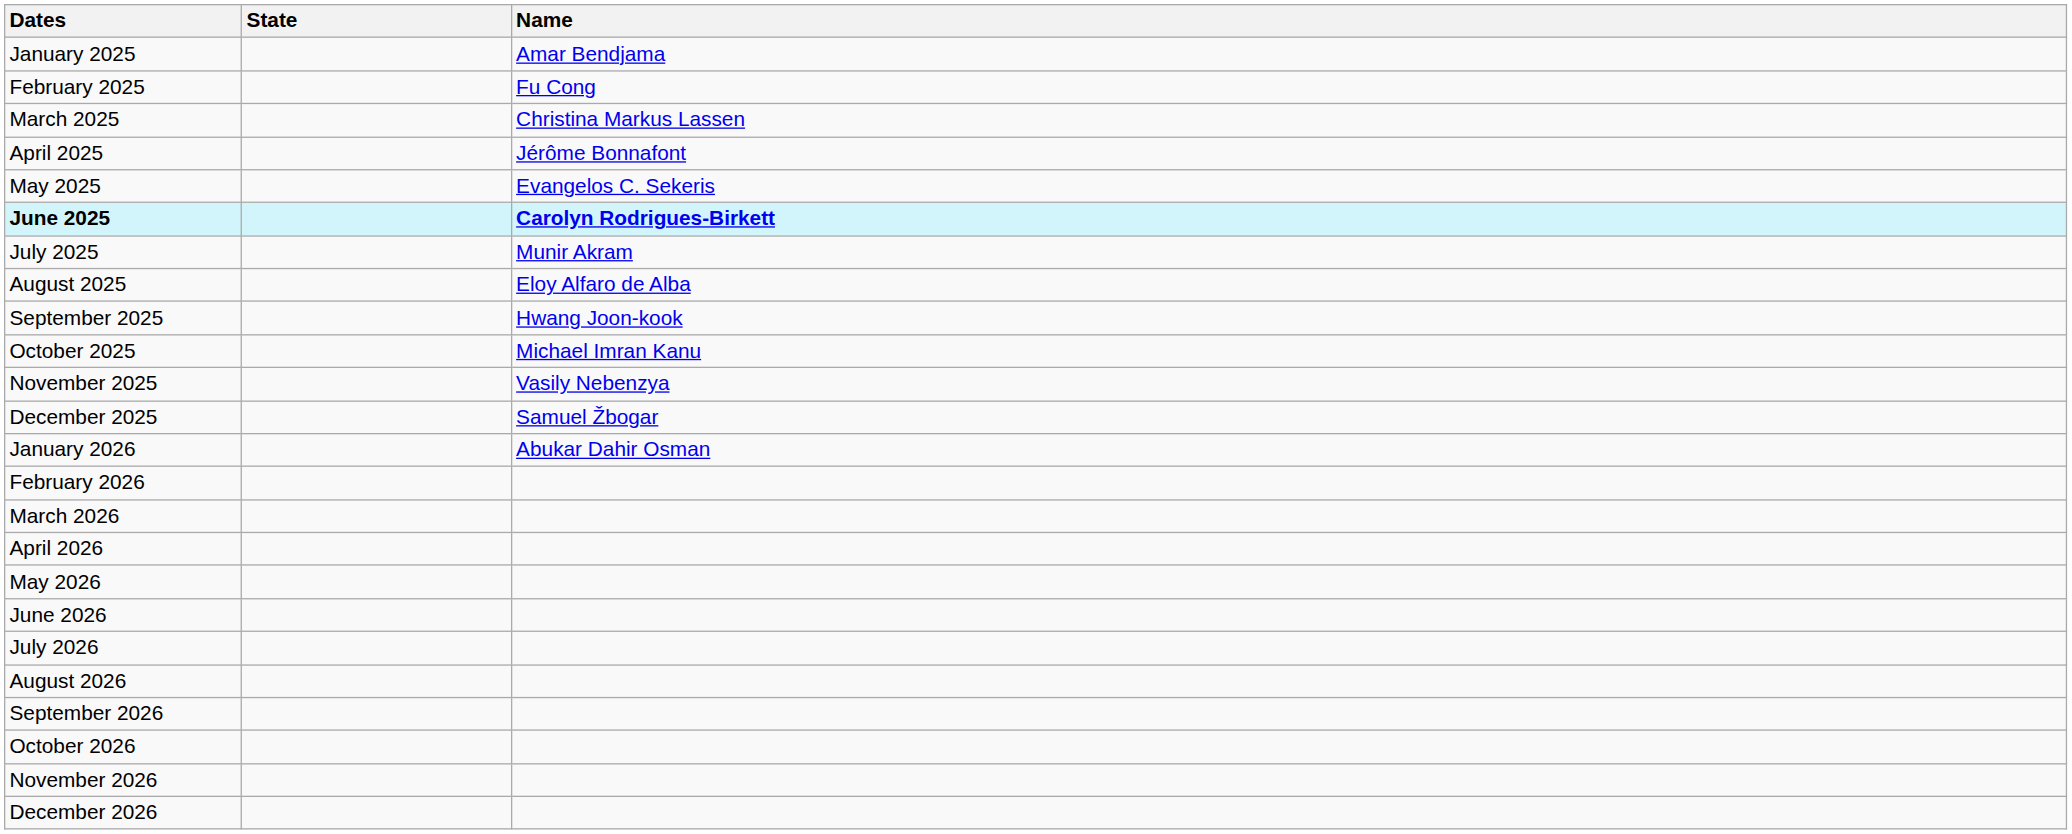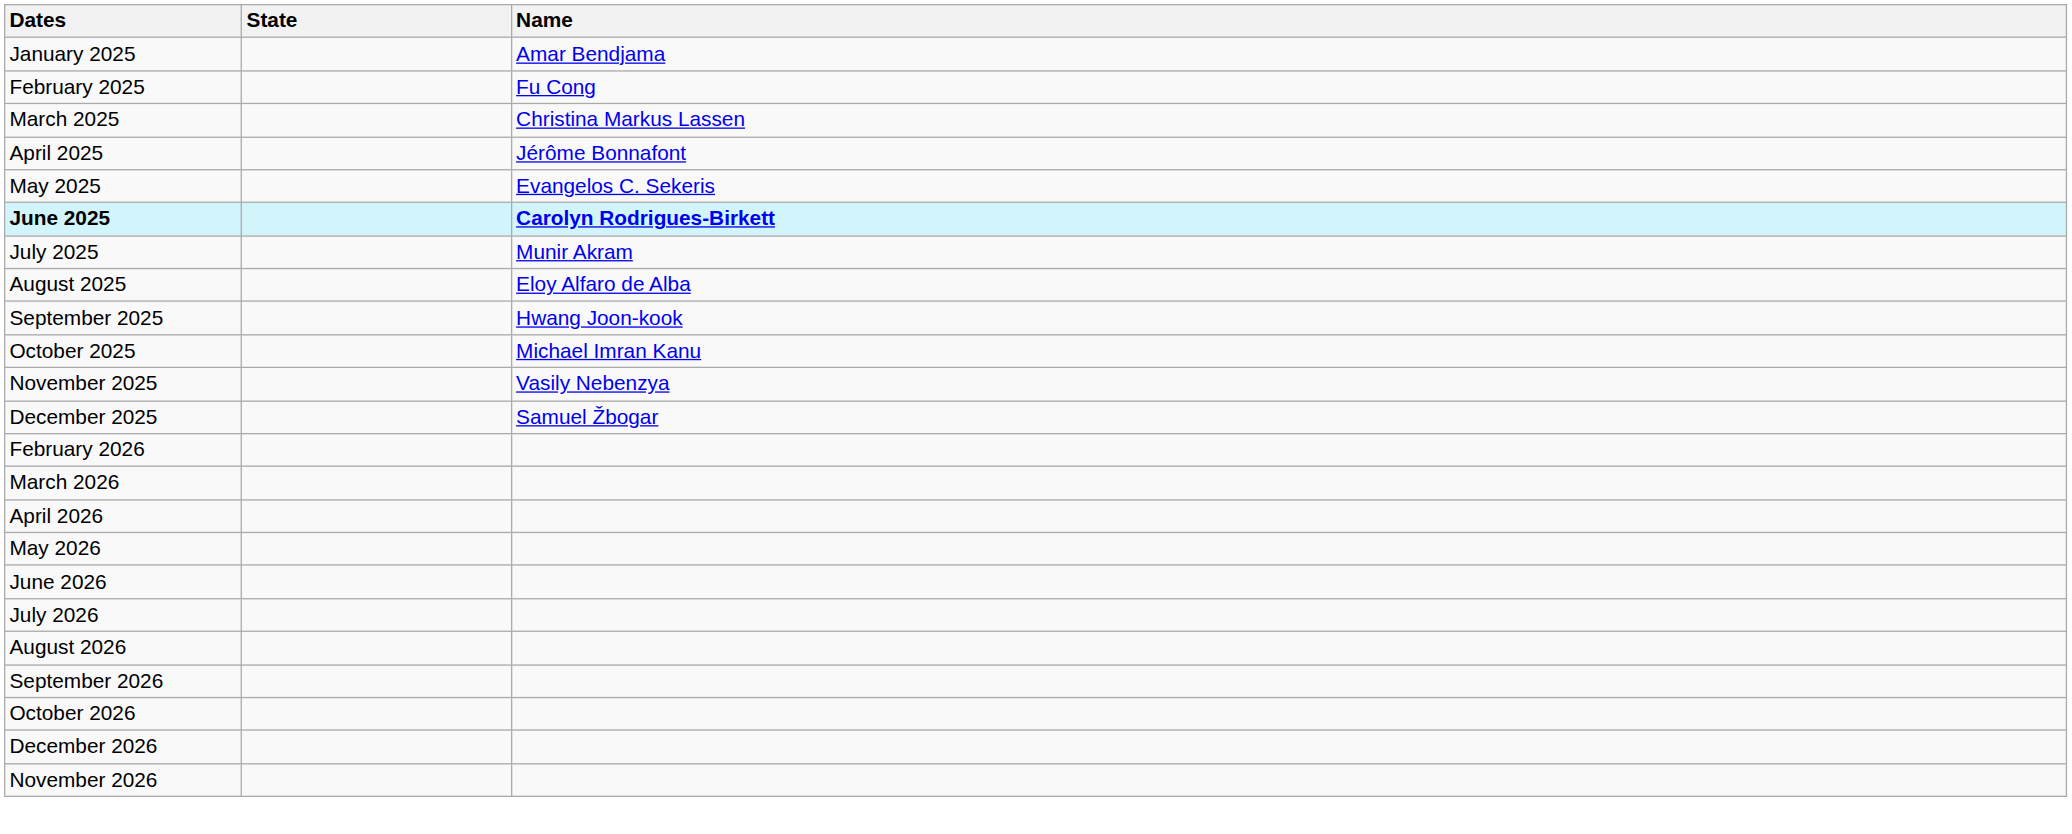- row: (72, 449)
rows swapped: (83, 779) <-> (83, 812)
